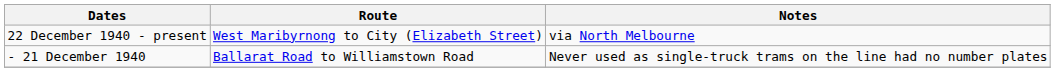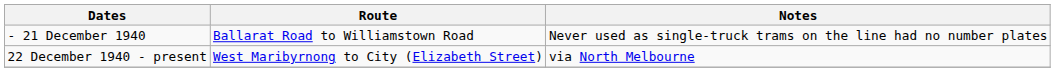rows swapped: (77, 56) <-> (107, 36)
